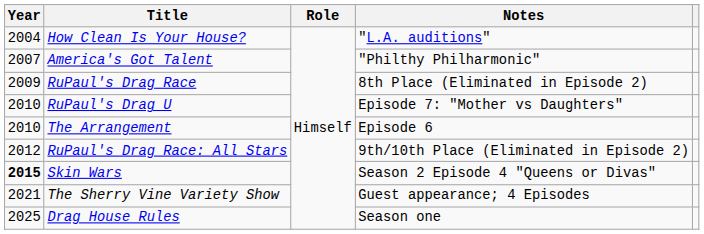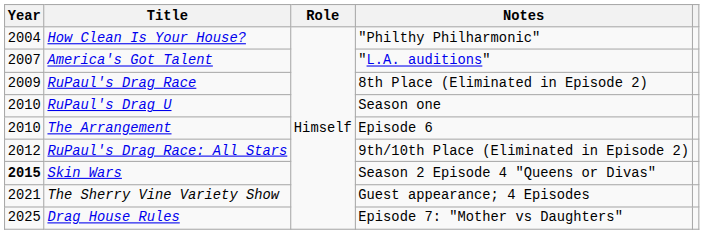(424, 38) "L.A. auditions" -> (449, 38) "Philthy Philharmonic"
(449, 61) "Philthy Philharmonic" -> (424, 61) "L.A. auditions"
(491, 106) Episode 7: "Mother vs Daughters" -> (400, 106) Season one
(400, 218) Season one -> (491, 218) Episode 7: "Mother vs Daughters"
